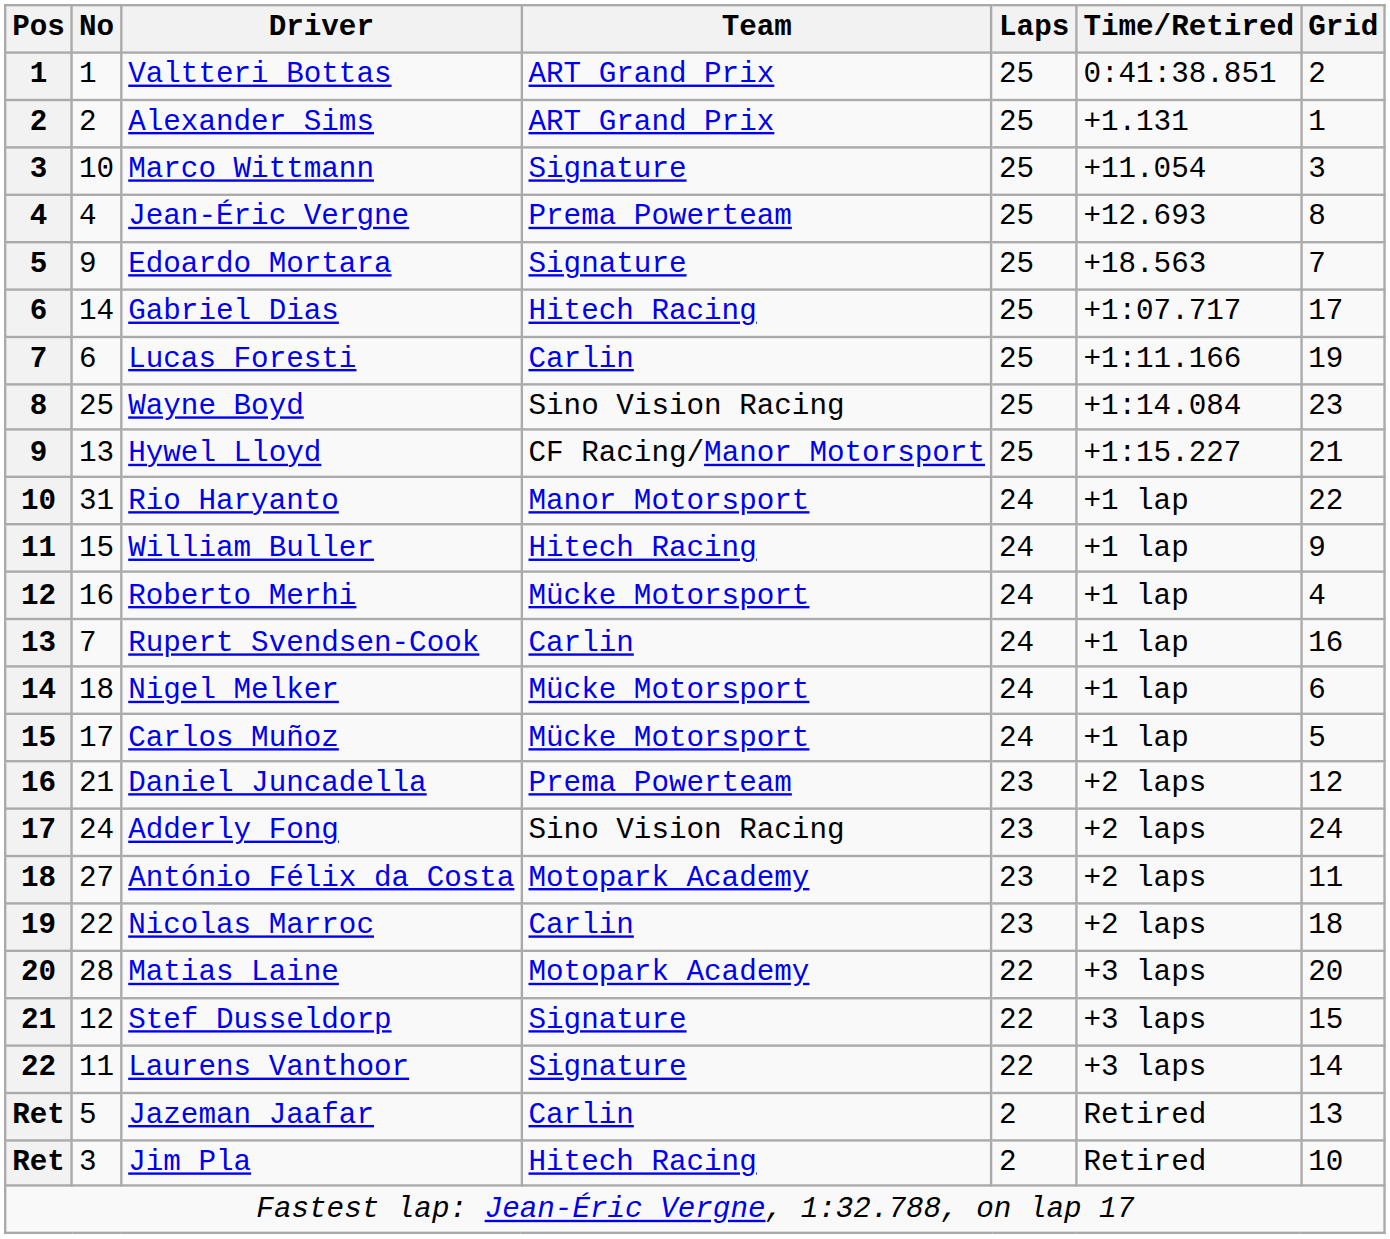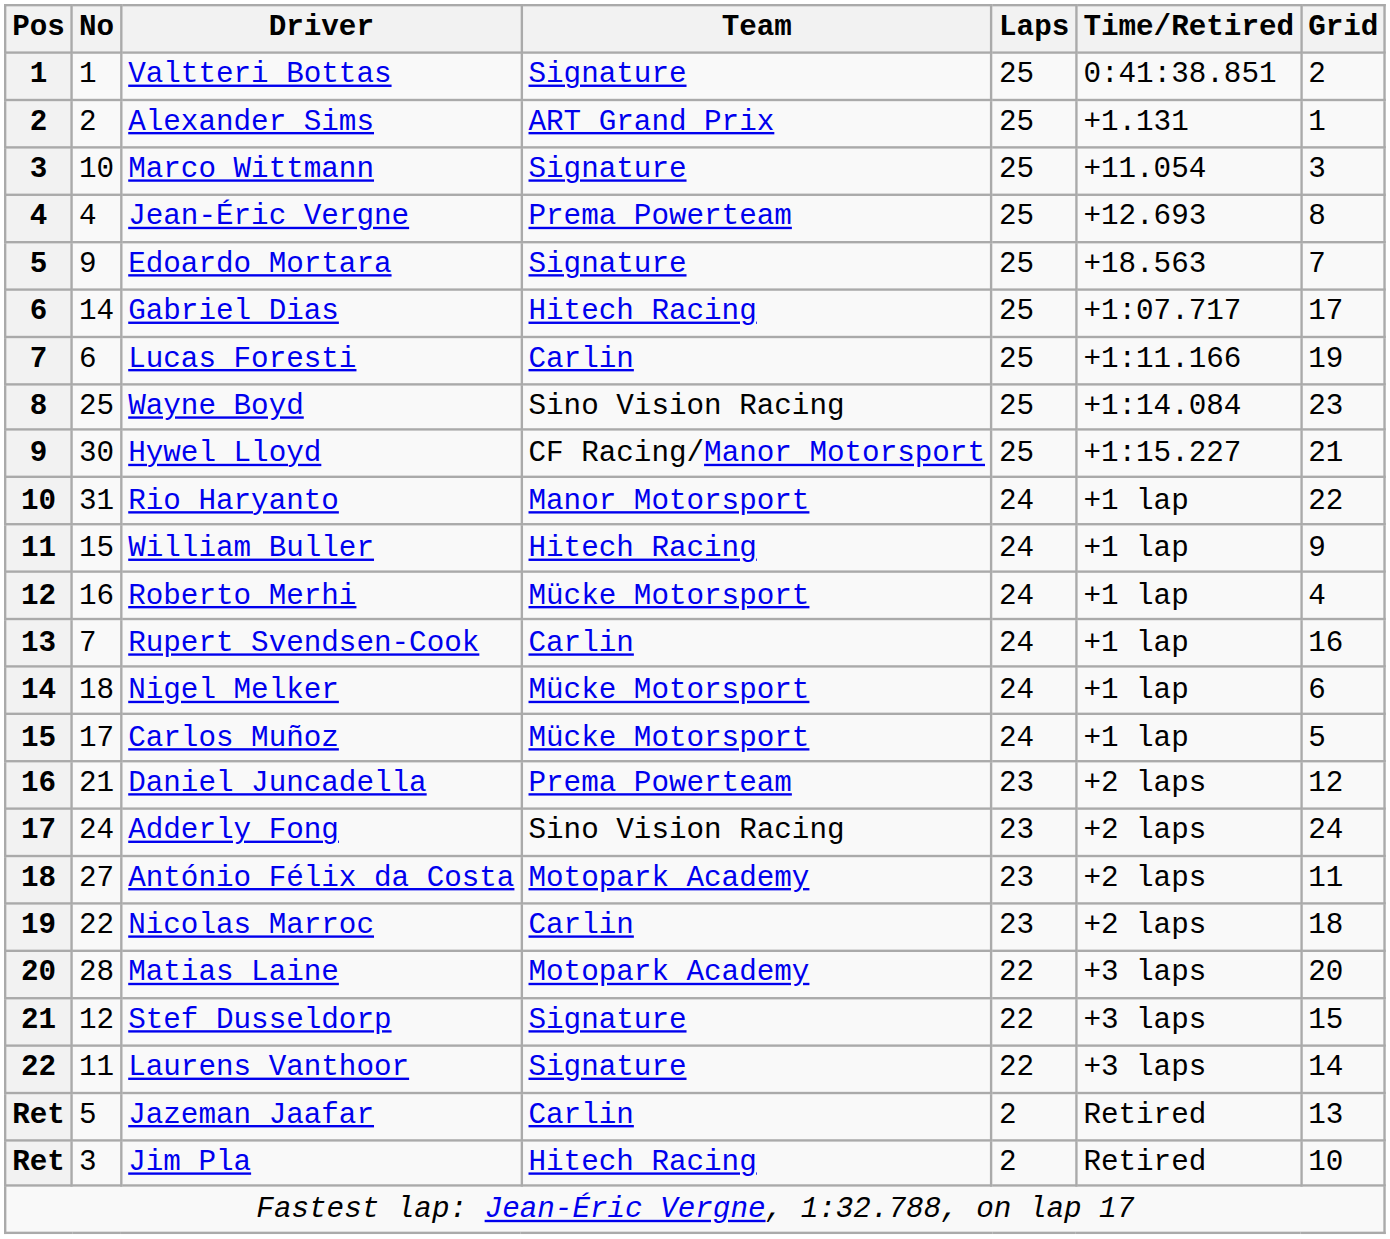(651, 76) ART Grand Prix -> (608, 76) Signature
(97, 454) 13 -> (97, 454) 30
